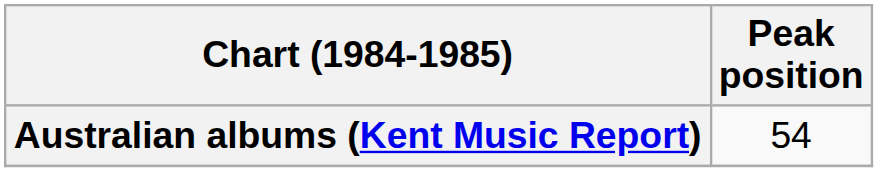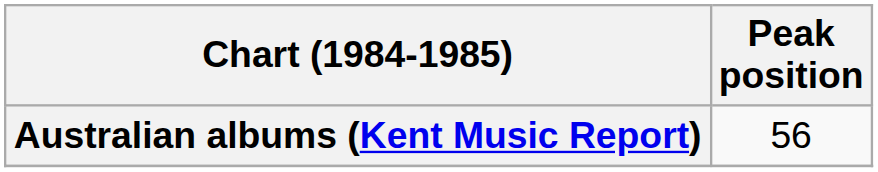(791, 135) 54 -> (791, 135) 56
